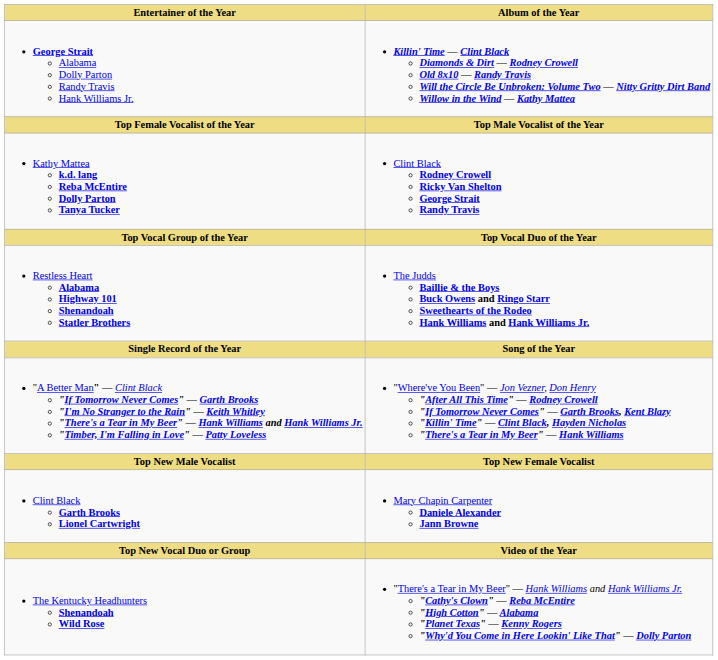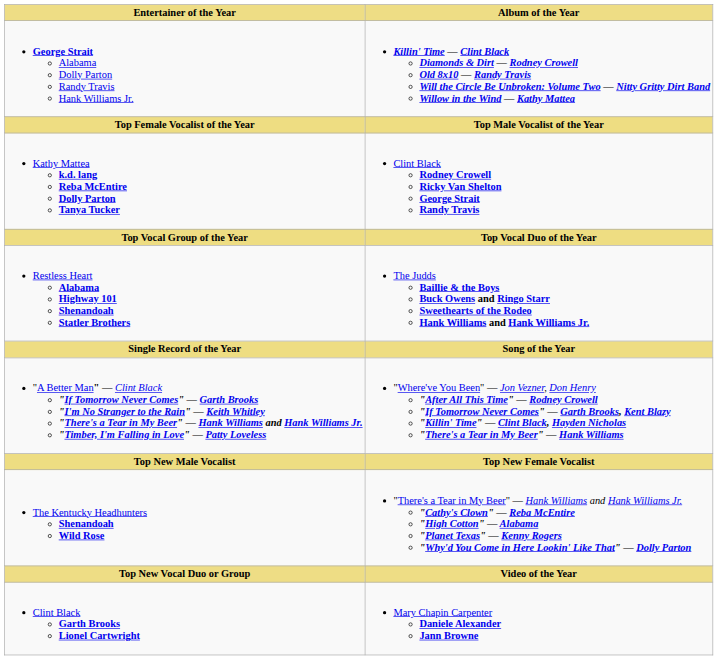rows swapped: (185, 512) <-> (185, 613)
